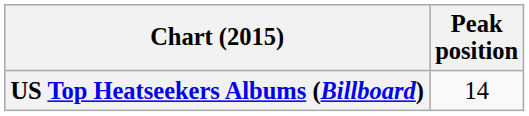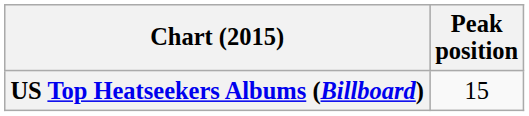(477, 90) 14 -> (477, 90) 15
